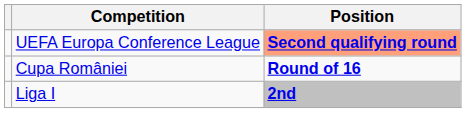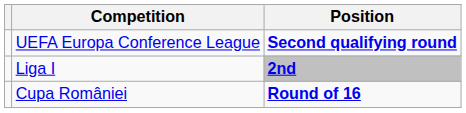(362, 42) lightsalmon background -> (362, 42) no background
rows swapped: (35, 94) <-> (71, 68)
